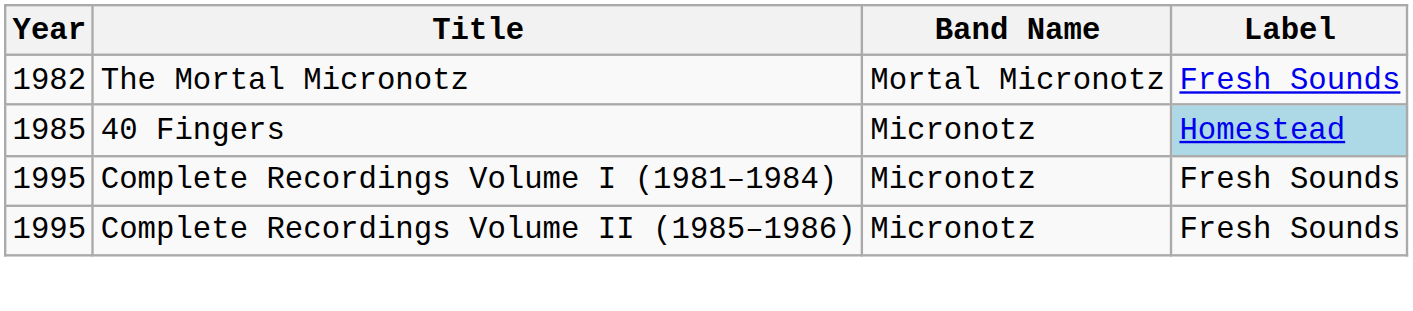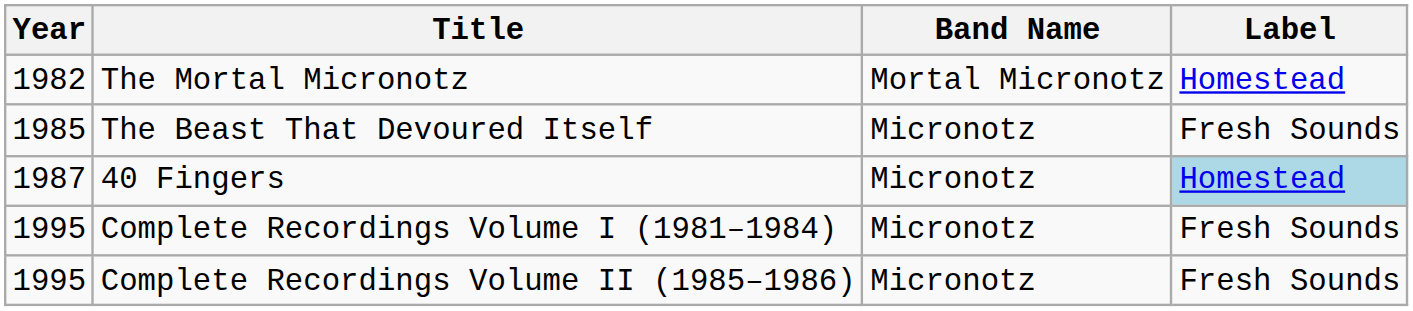(1290, 80) Fresh Sounds -> (1262, 80) Homestead
+ row: (377, 130)
(49, 130) 1985 -> (49, 180) 1987
